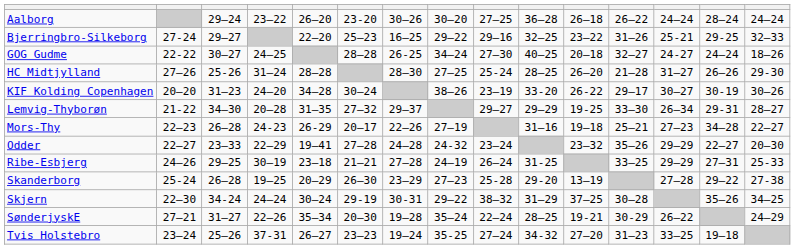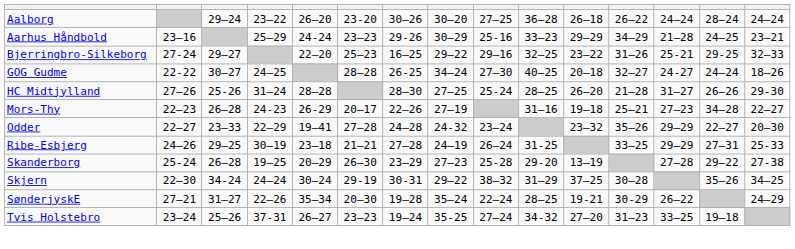+ row: (57, 37)
- row: (80, 91)
- row: (57, 109)
